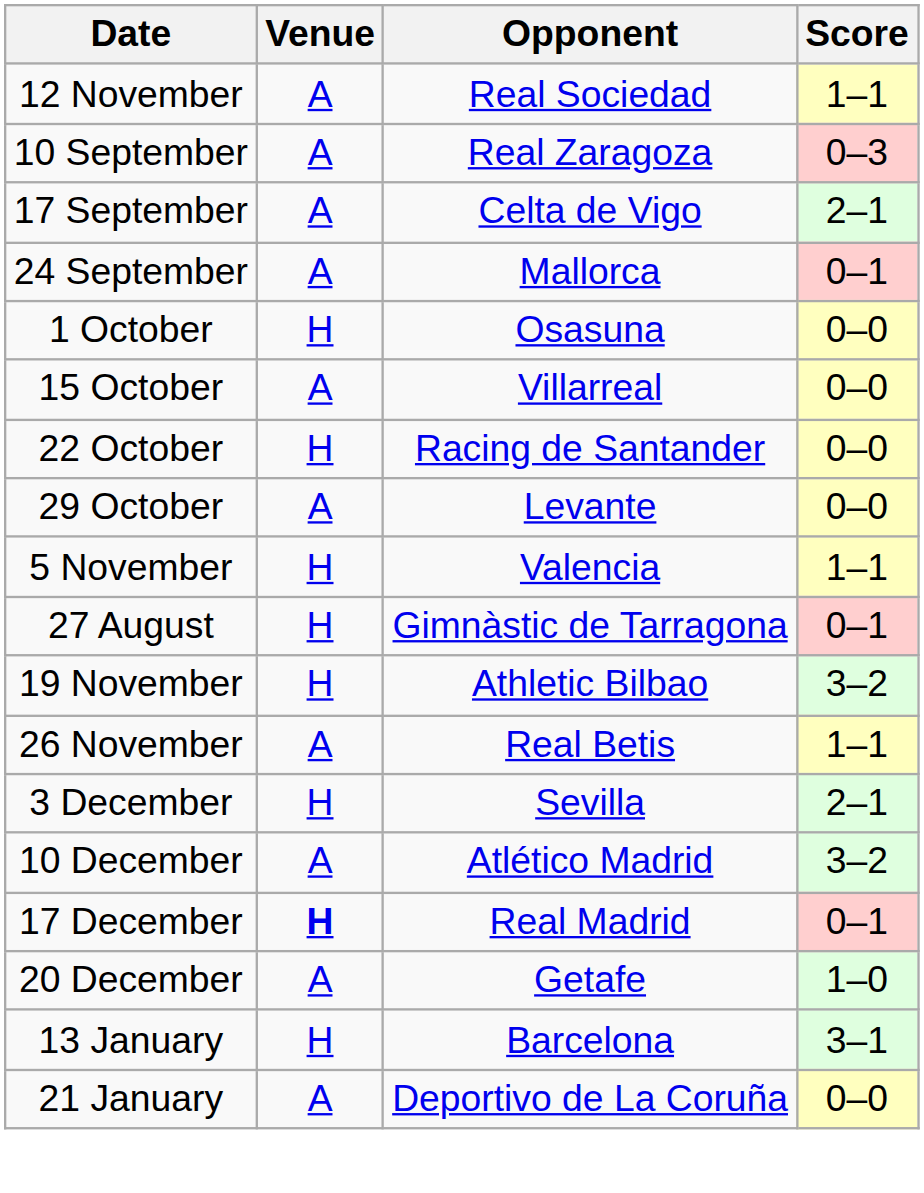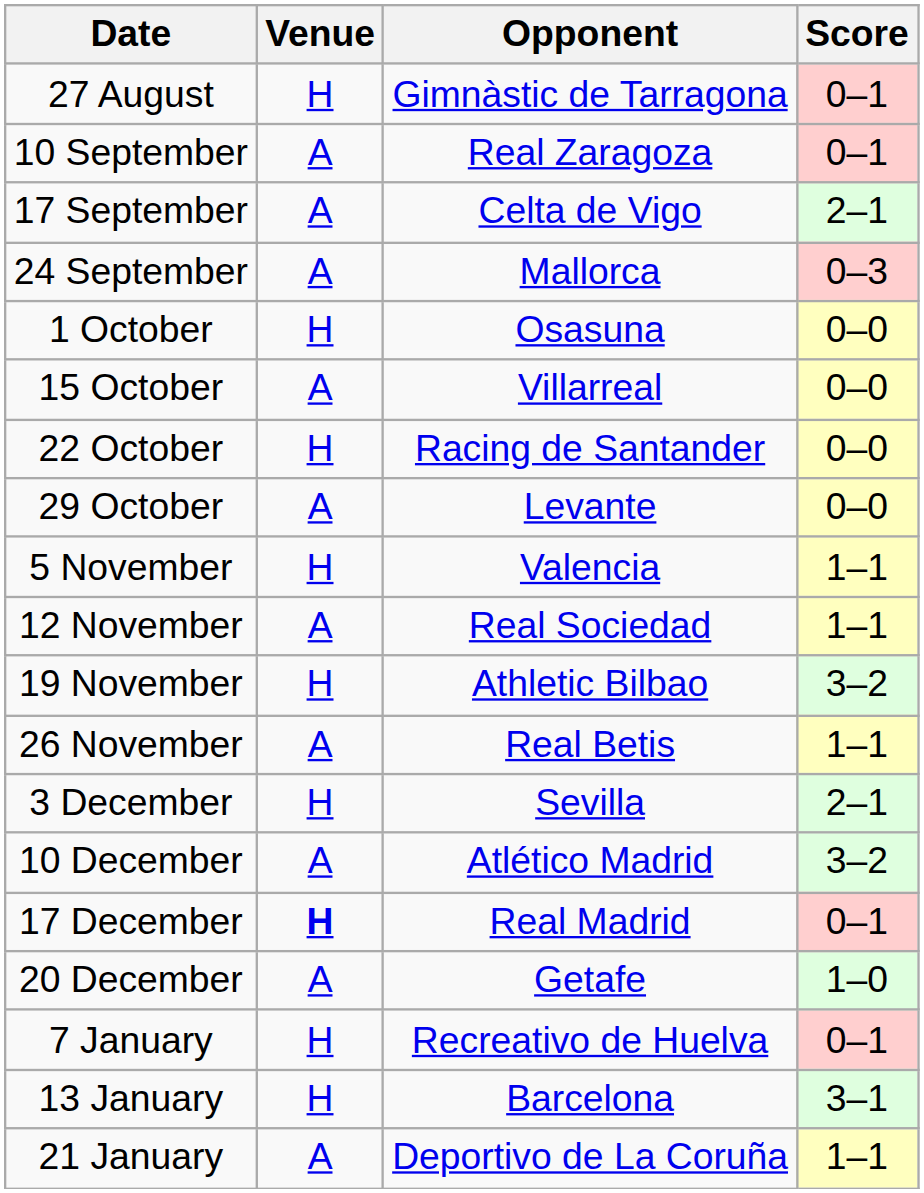rows swapped: (131, 625) <-> (131, 93)
(857, 152) 0–3 -> (857, 152) 0–1
(857, 270) 0–1 -> (857, 270) 0–3
+ row: (131, 1039)
(857, 1098) 0–0 -> (857, 1157) 1–1
